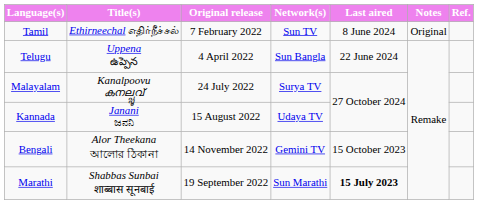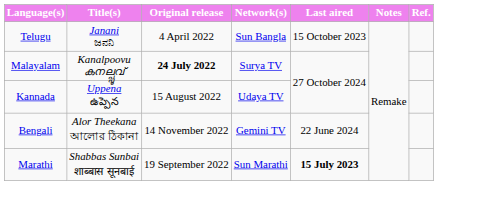- row: (36, 31)
(124, 55) Uppena ఉప్పెన -> (104, 36) Janani ಜನನಿ
(369, 56) 22 June 2024 -> (329, 36) 15 October 2023
(226, 87) normal -> (186, 65) bold
(124, 116) Janani ಜನನಿ -> (104, 95) Uppena ఉప్పెన
(369, 149) 15 October 2023 -> (329, 130) 22 June 2024
